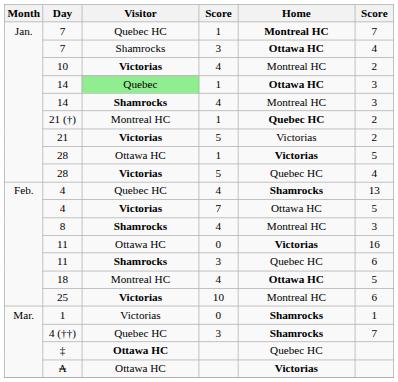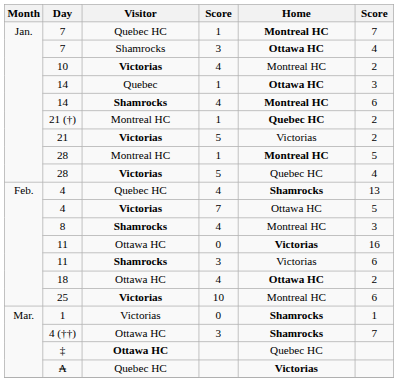(140, 84) lightgreen background -> (140, 84) no background
(296, 102) normal -> (296, 102) bold
(374, 102) 3 -> (374, 102) 6
(140, 155) Ottawa HC -> (140, 155) Montreal HC
(296, 155) Victorias -> (296, 155) Montreal HC
(296, 262) Quebec HC -> (296, 262) Victorias
(140, 279) Montreal HC -> (140, 279) Ottawa HC
(374, 279) 5 -> (374, 279) 2
(140, 333) Quebec HC -> (140, 333) Ottawa HC
(140, 368) Ottawa HC -> (140, 368) Quebec HC
